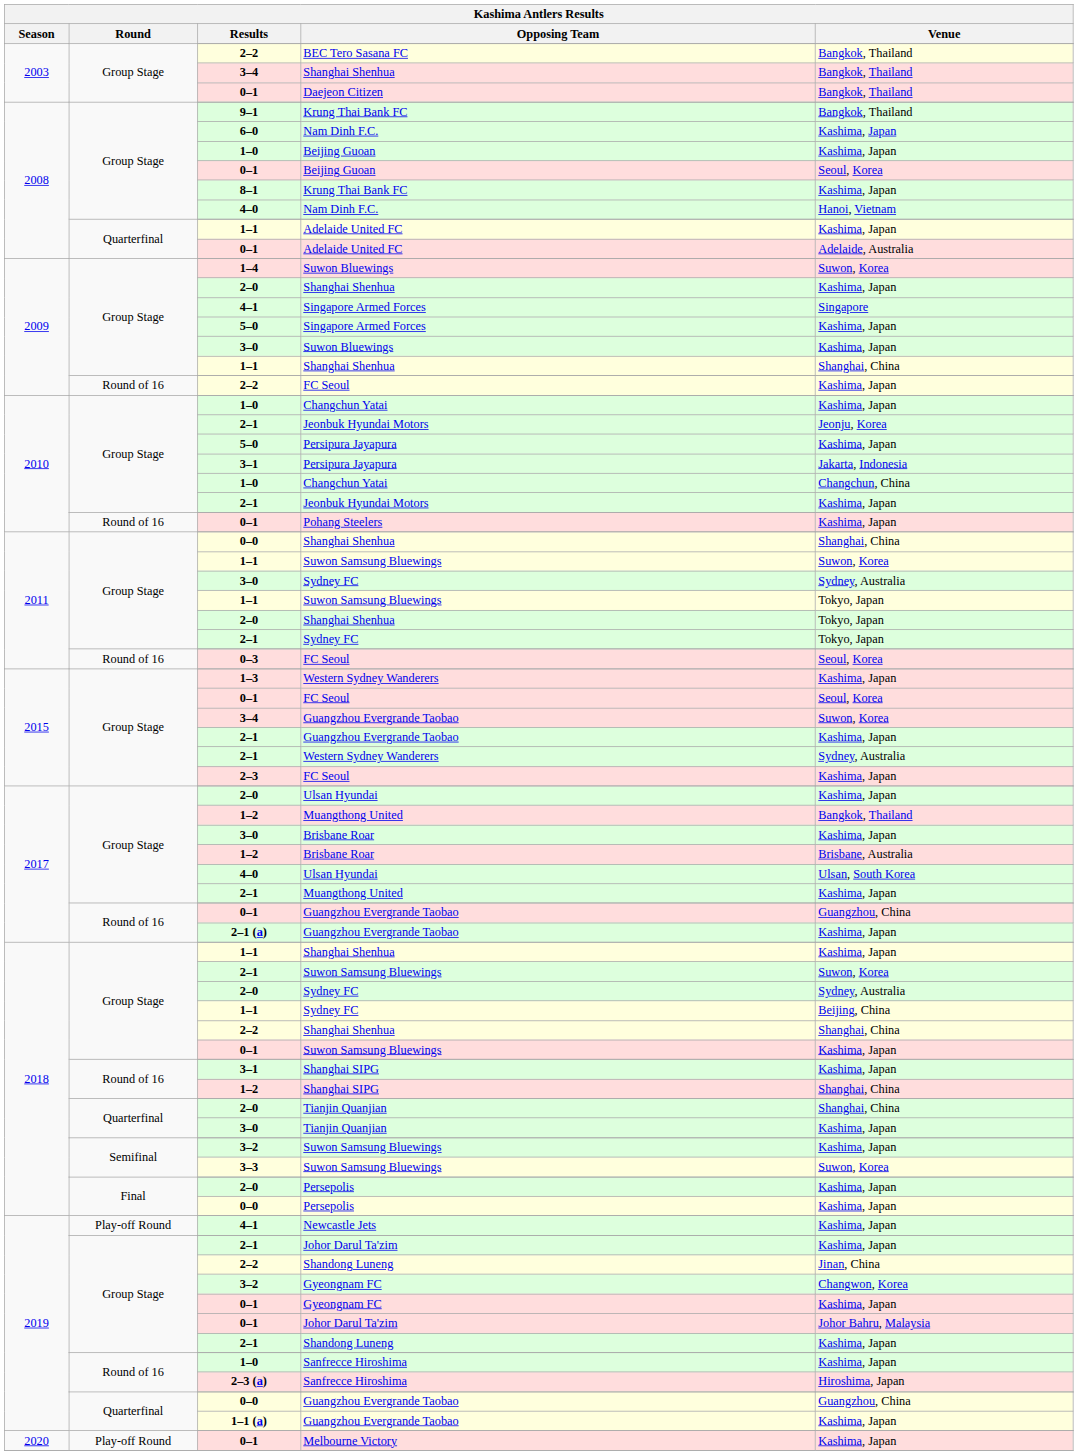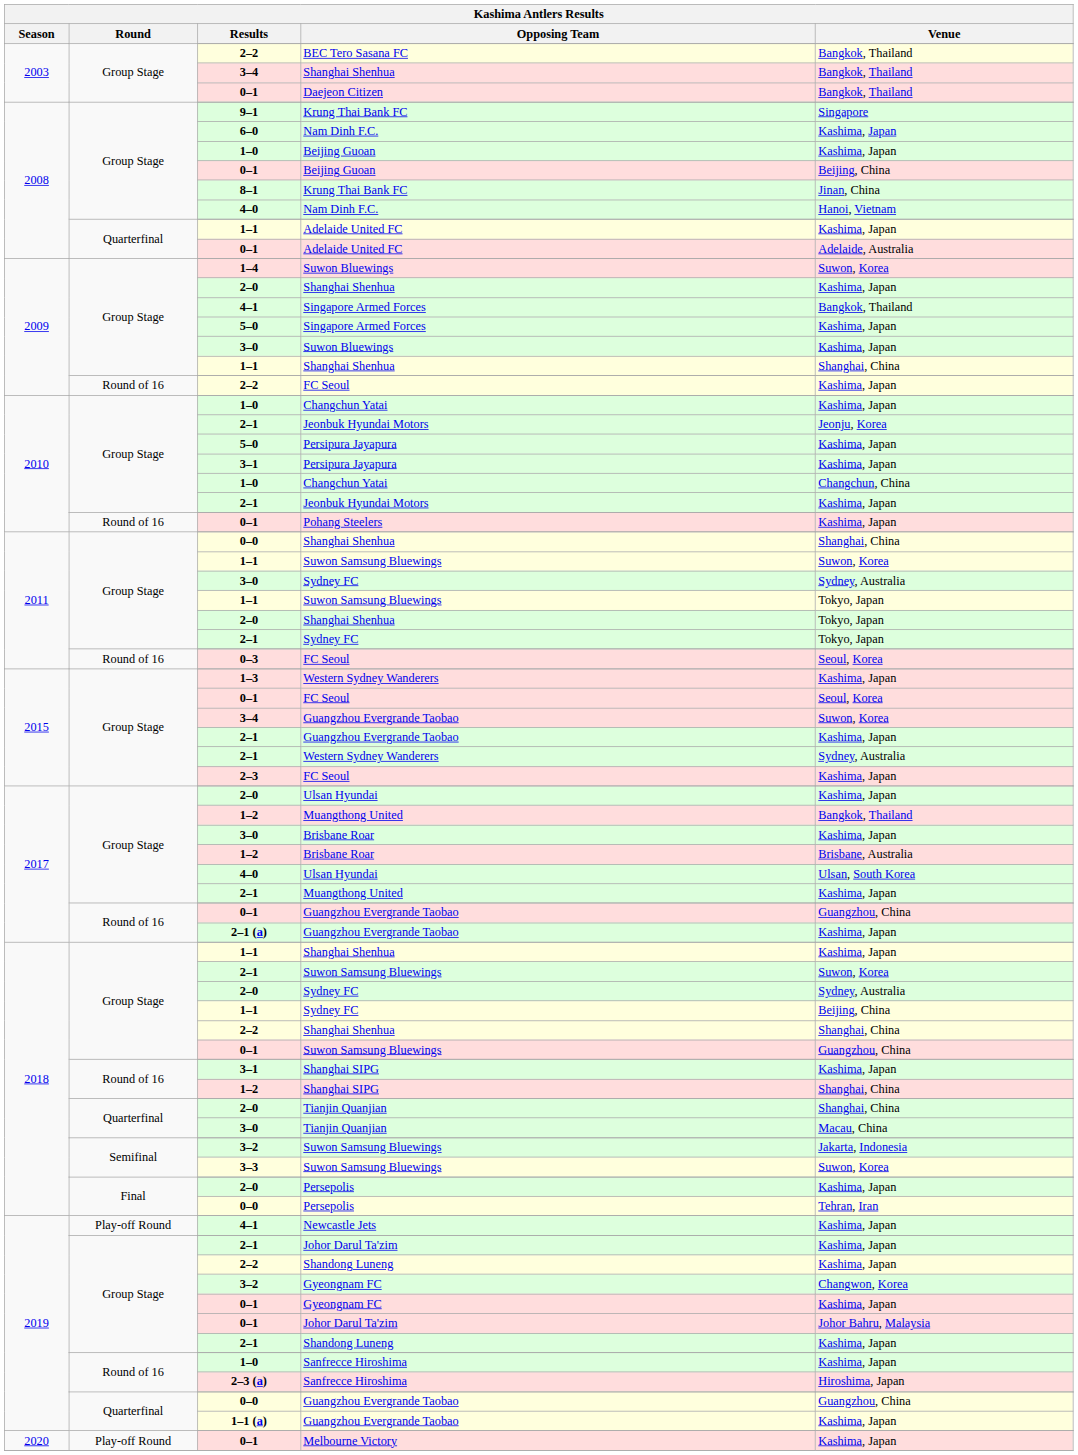(865, 111) Bangkok, Thailand -> (843, 111) Singapore
(850, 170) Seoul, Korea -> (854, 170) Beijing, China
(857, 190) Kashima, Japan -> (849, 190) Jinan, China
(843, 307) Singapore -> (865, 307) Bangkok, Thailand
(863, 463) Jakarta, Indonesia -> (857, 463) Kashima, Japan
(857, 1049) Kashima, Japan -> (864, 1049) Guangzhou, China
(857, 1127) Kashima, Japan -> (853, 1127) Macau, China
(857, 1147) Kashima, Japan -> (863, 1147) Jakarta, Indonesia
(857, 1206) Kashima, Japan -> (848, 1206) Tehran, Iran
(849, 1264) Jinan, China -> (857, 1264) Kashima, Japan
